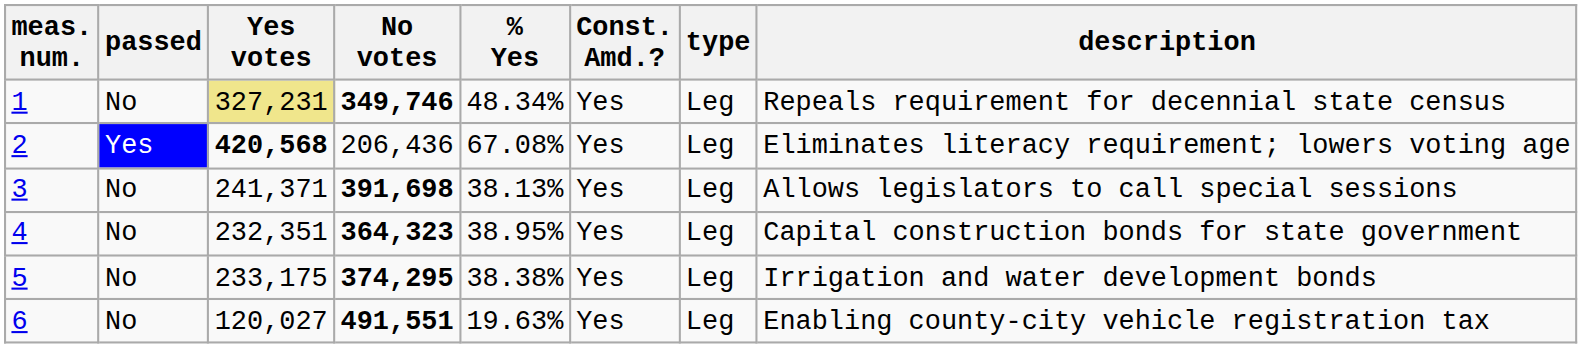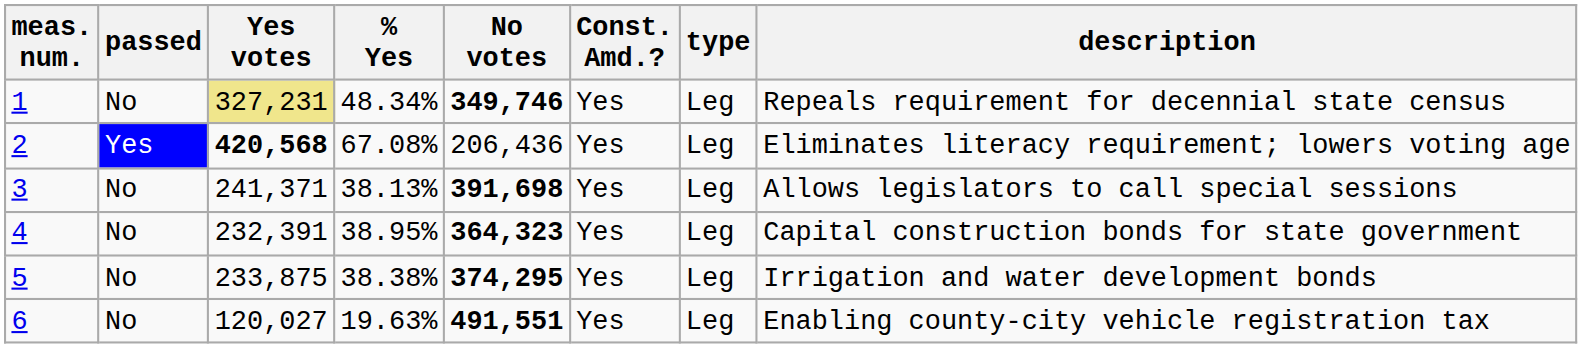columns swapped: (397, 42) <-> (515, 42)
(271, 233) 232,351 -> (271, 233) 232,391
(271, 277) 233,175 -> (271, 277) 233,875
